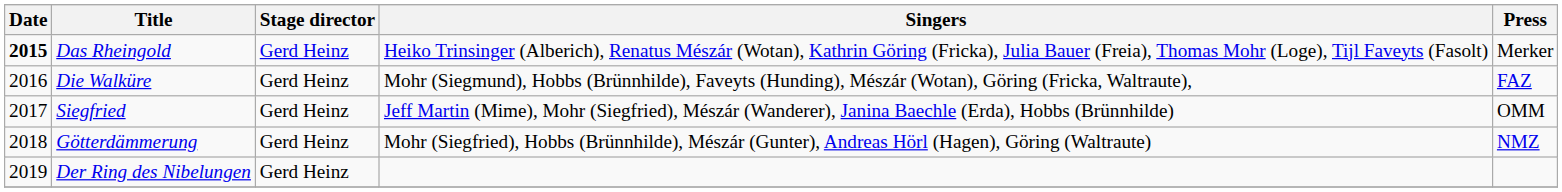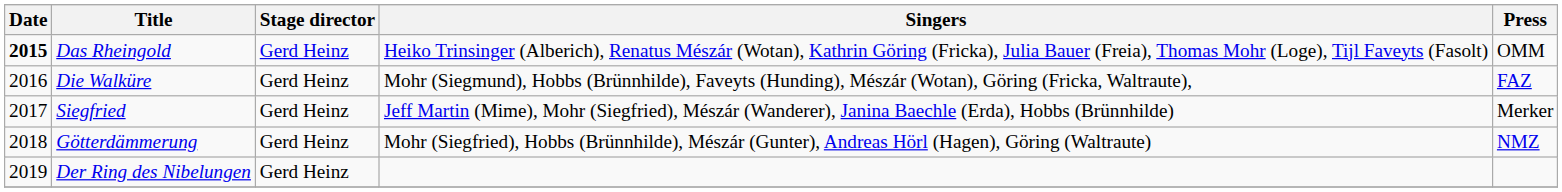(1525, 50) Merker -> (1521, 50) OMM
(1521, 111) OMM -> (1525, 111) Merker
